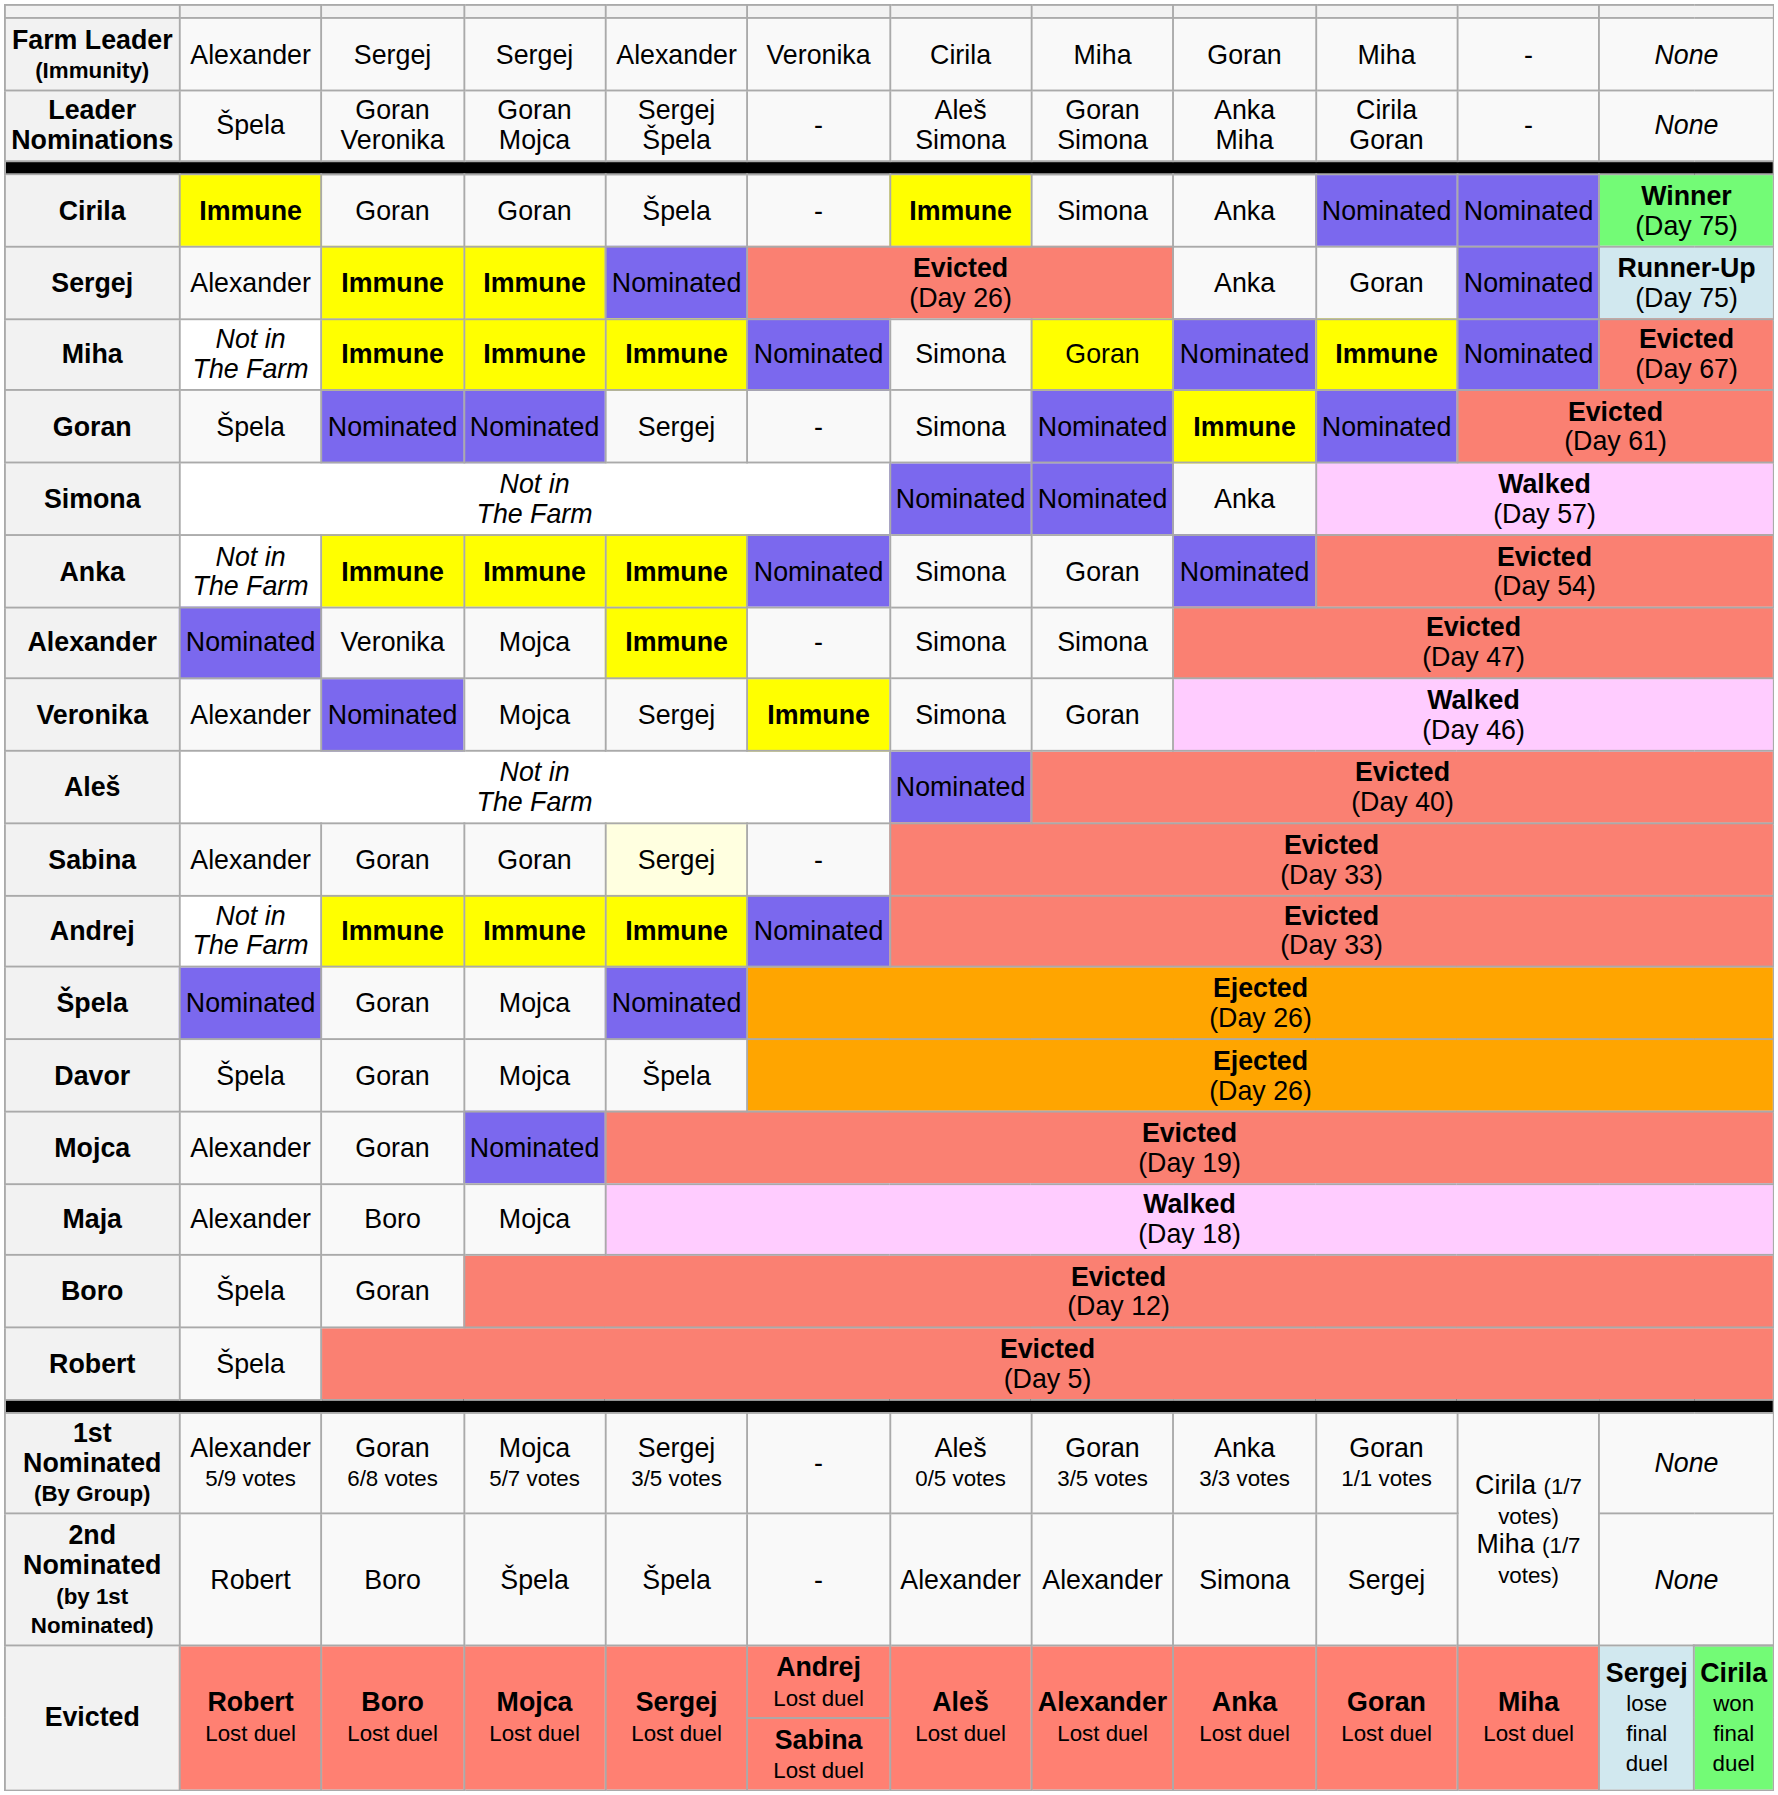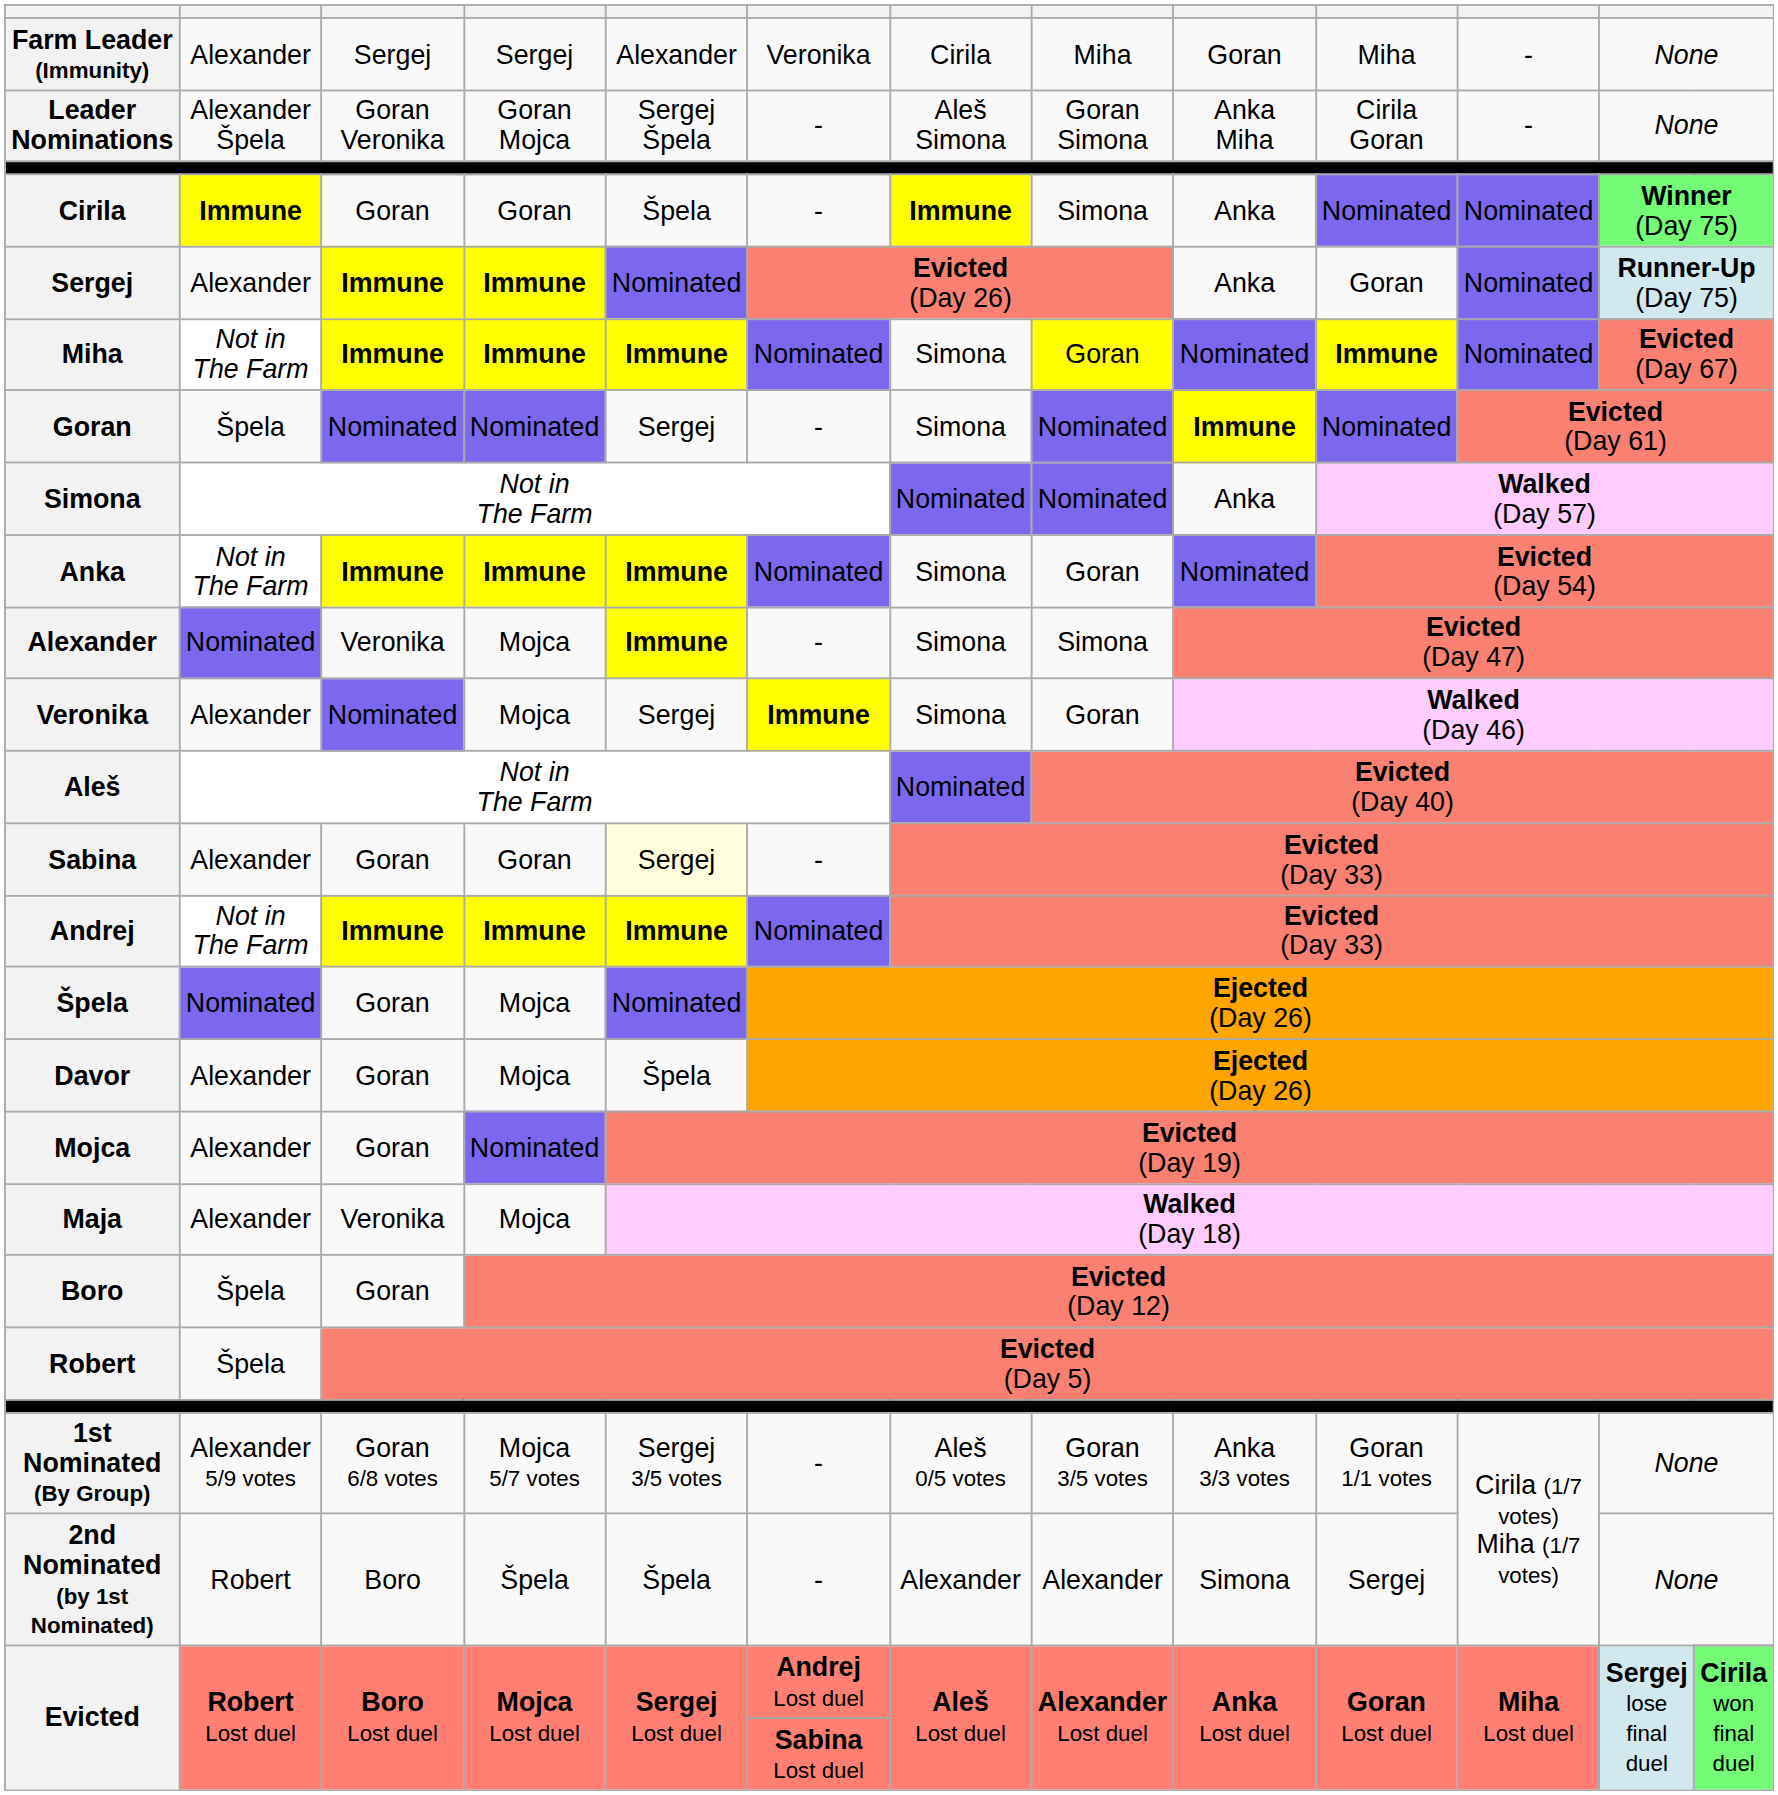(251, 126) Špela -> (251, 126) Alexander Špela
(251, 1076) Špela -> (251, 1076) Alexander
(393, 1220) Boro -> (393, 1220) Veronika
